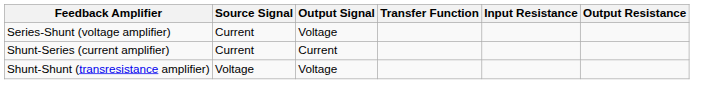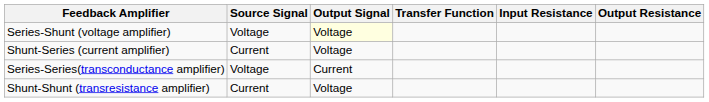(234, 32) Current -> (249, 32) Voltage
(318, 32) no background -> (333, 32) lightyellow background
(318, 50) Current -> (333, 50) Voltage
+ row: (116, 69)
(234, 69) Voltage -> (249, 87) Current
